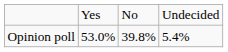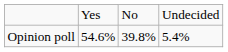(98, 36) 53.0% -> (98, 36) 54.6%
